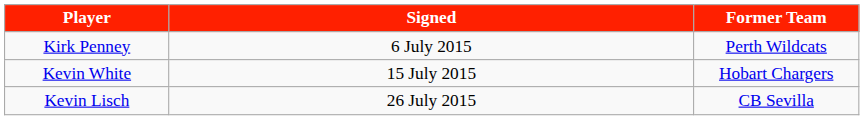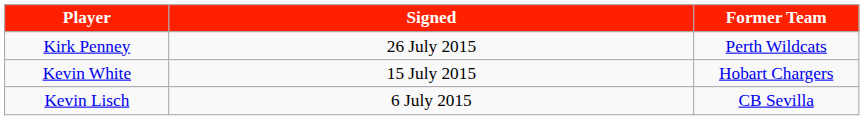(431, 45) 6 July 2015 -> (431, 45) 26 July 2015
(431, 100) 26 July 2015 -> (431, 100) 6 July 2015
